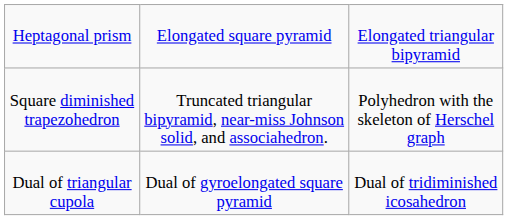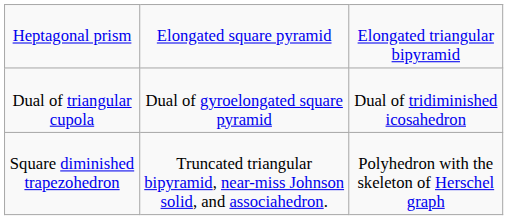rows swapped: (72, 192) <-> (72, 109)
